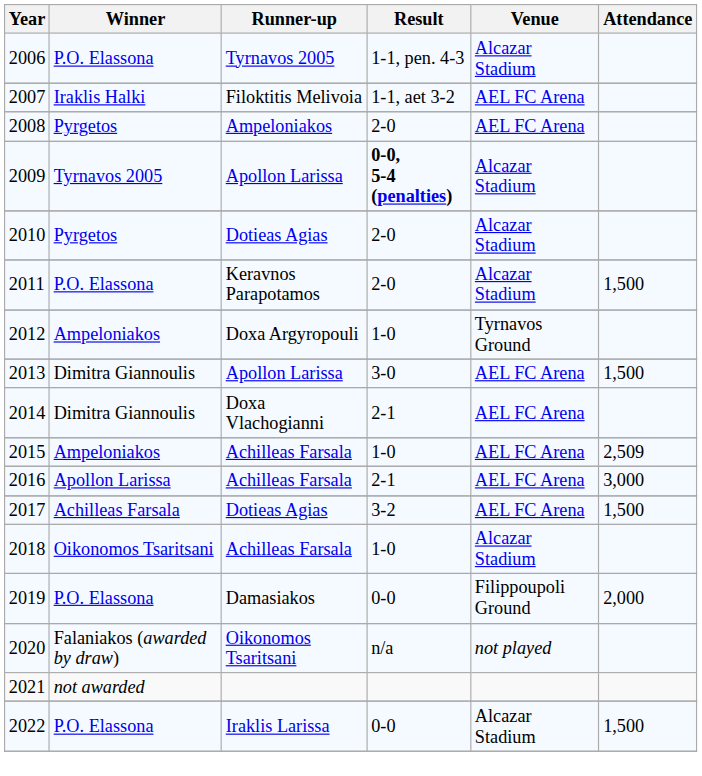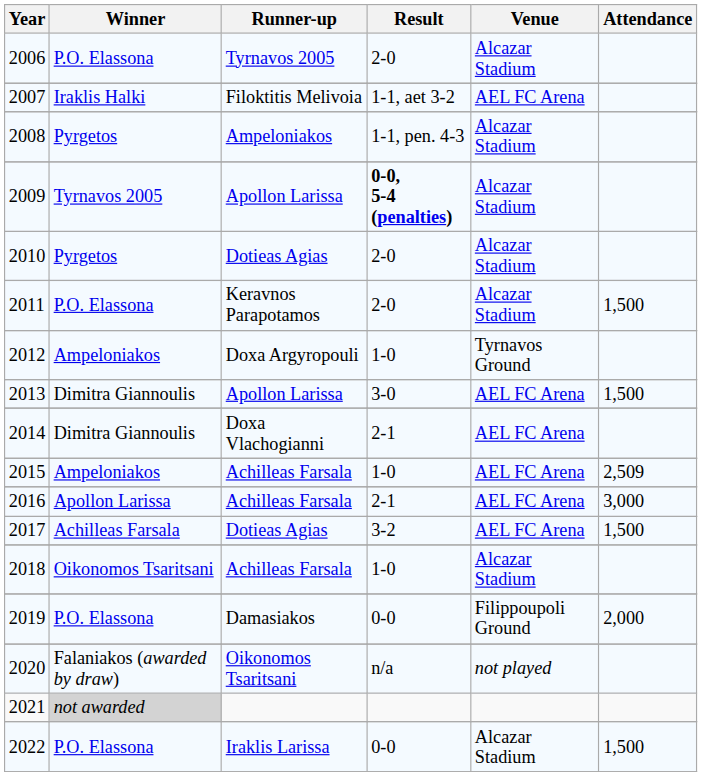(418, 58) 1-1, pen. 4-3 -> (383, 58) 2-0
(383, 126) 2-0 -> (418, 136) 1-1, pen. 4-3
(530, 126) AEL FC Arena -> (505, 136) Alcazar Stadium
(99, 687) no background -> (99, 707) lightgrey background
